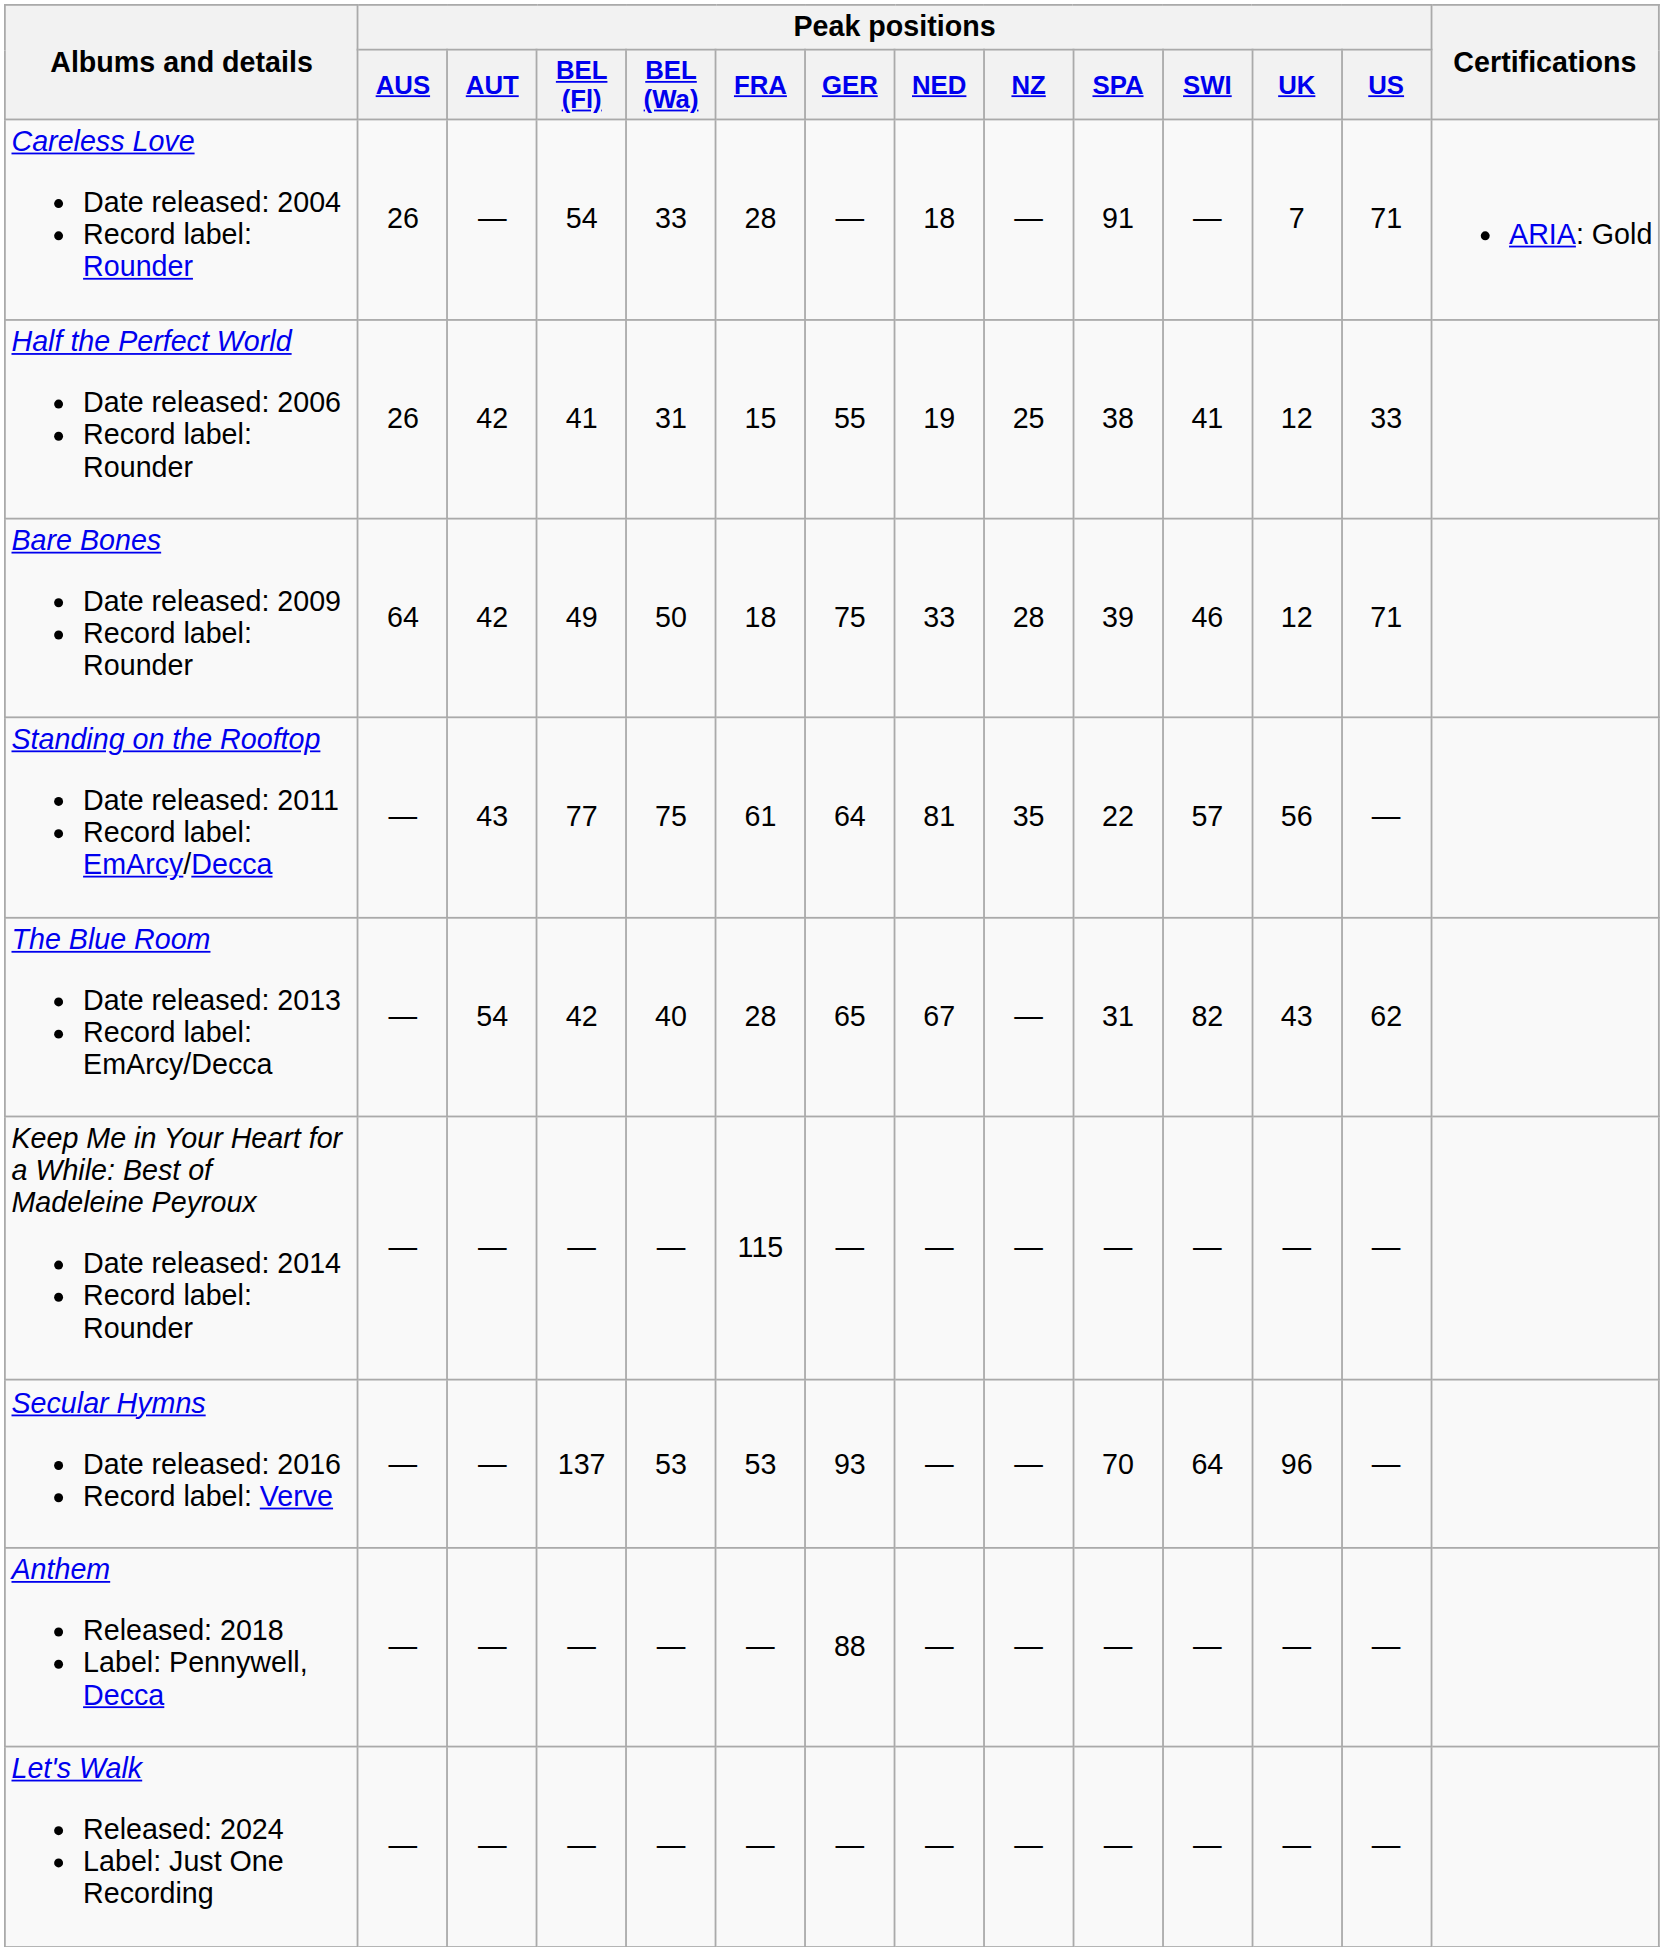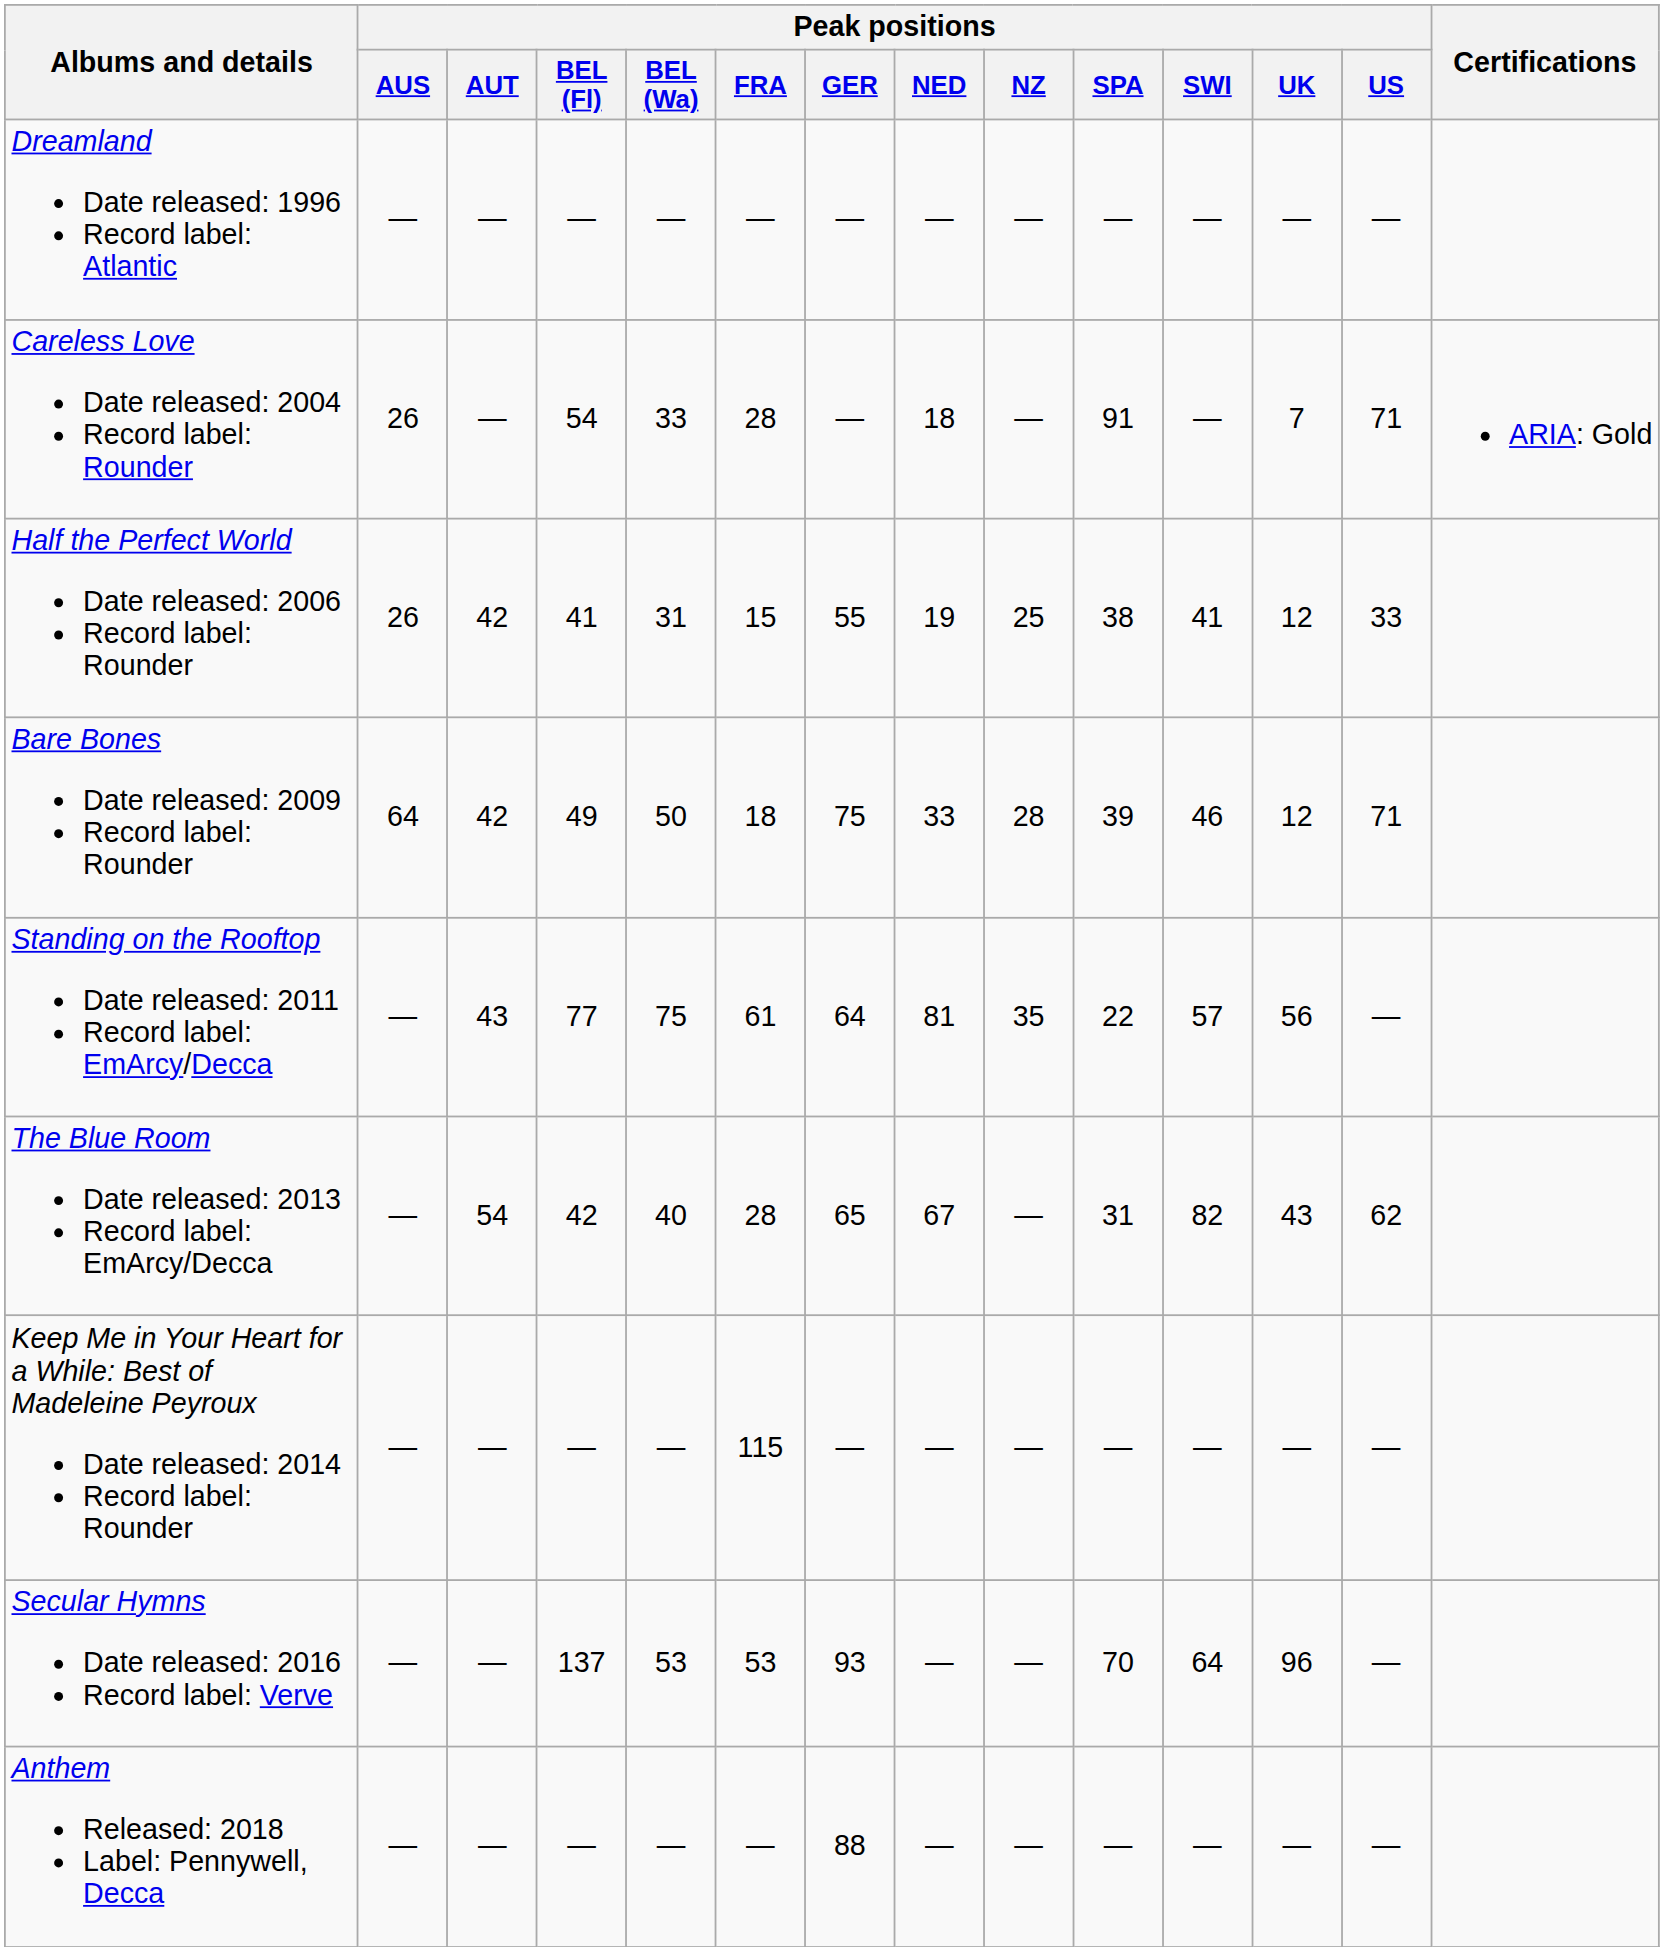+ row: (182, 205)
- row: (182, 1832)
